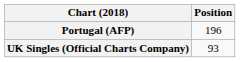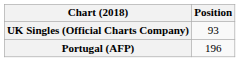rows swapped: (98, 30) <-> (98, 48)
